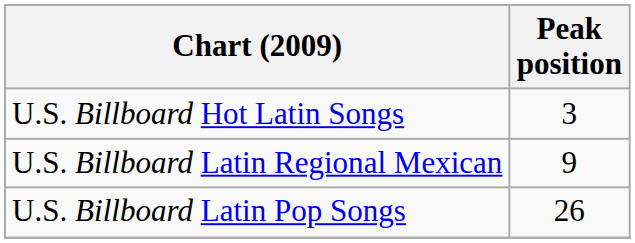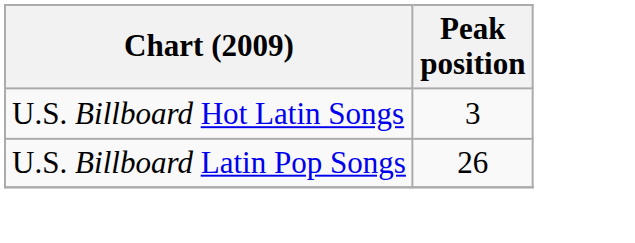- row: (257, 162)
